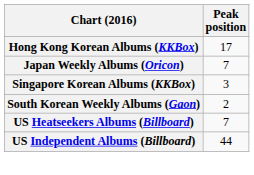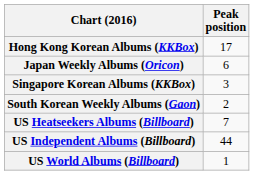(226, 65) 7 -> (226, 65) 6
+ row: (104, 160)
